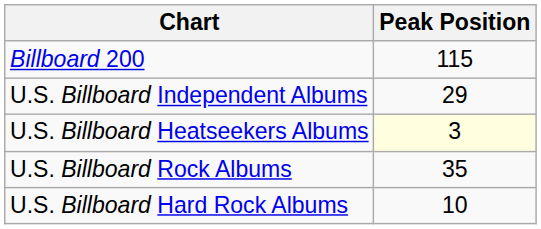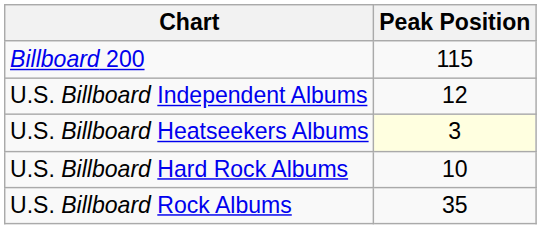(455, 95) 29 -> (455, 95) 12
rows swapped: (151, 168) <-> (179, 205)
